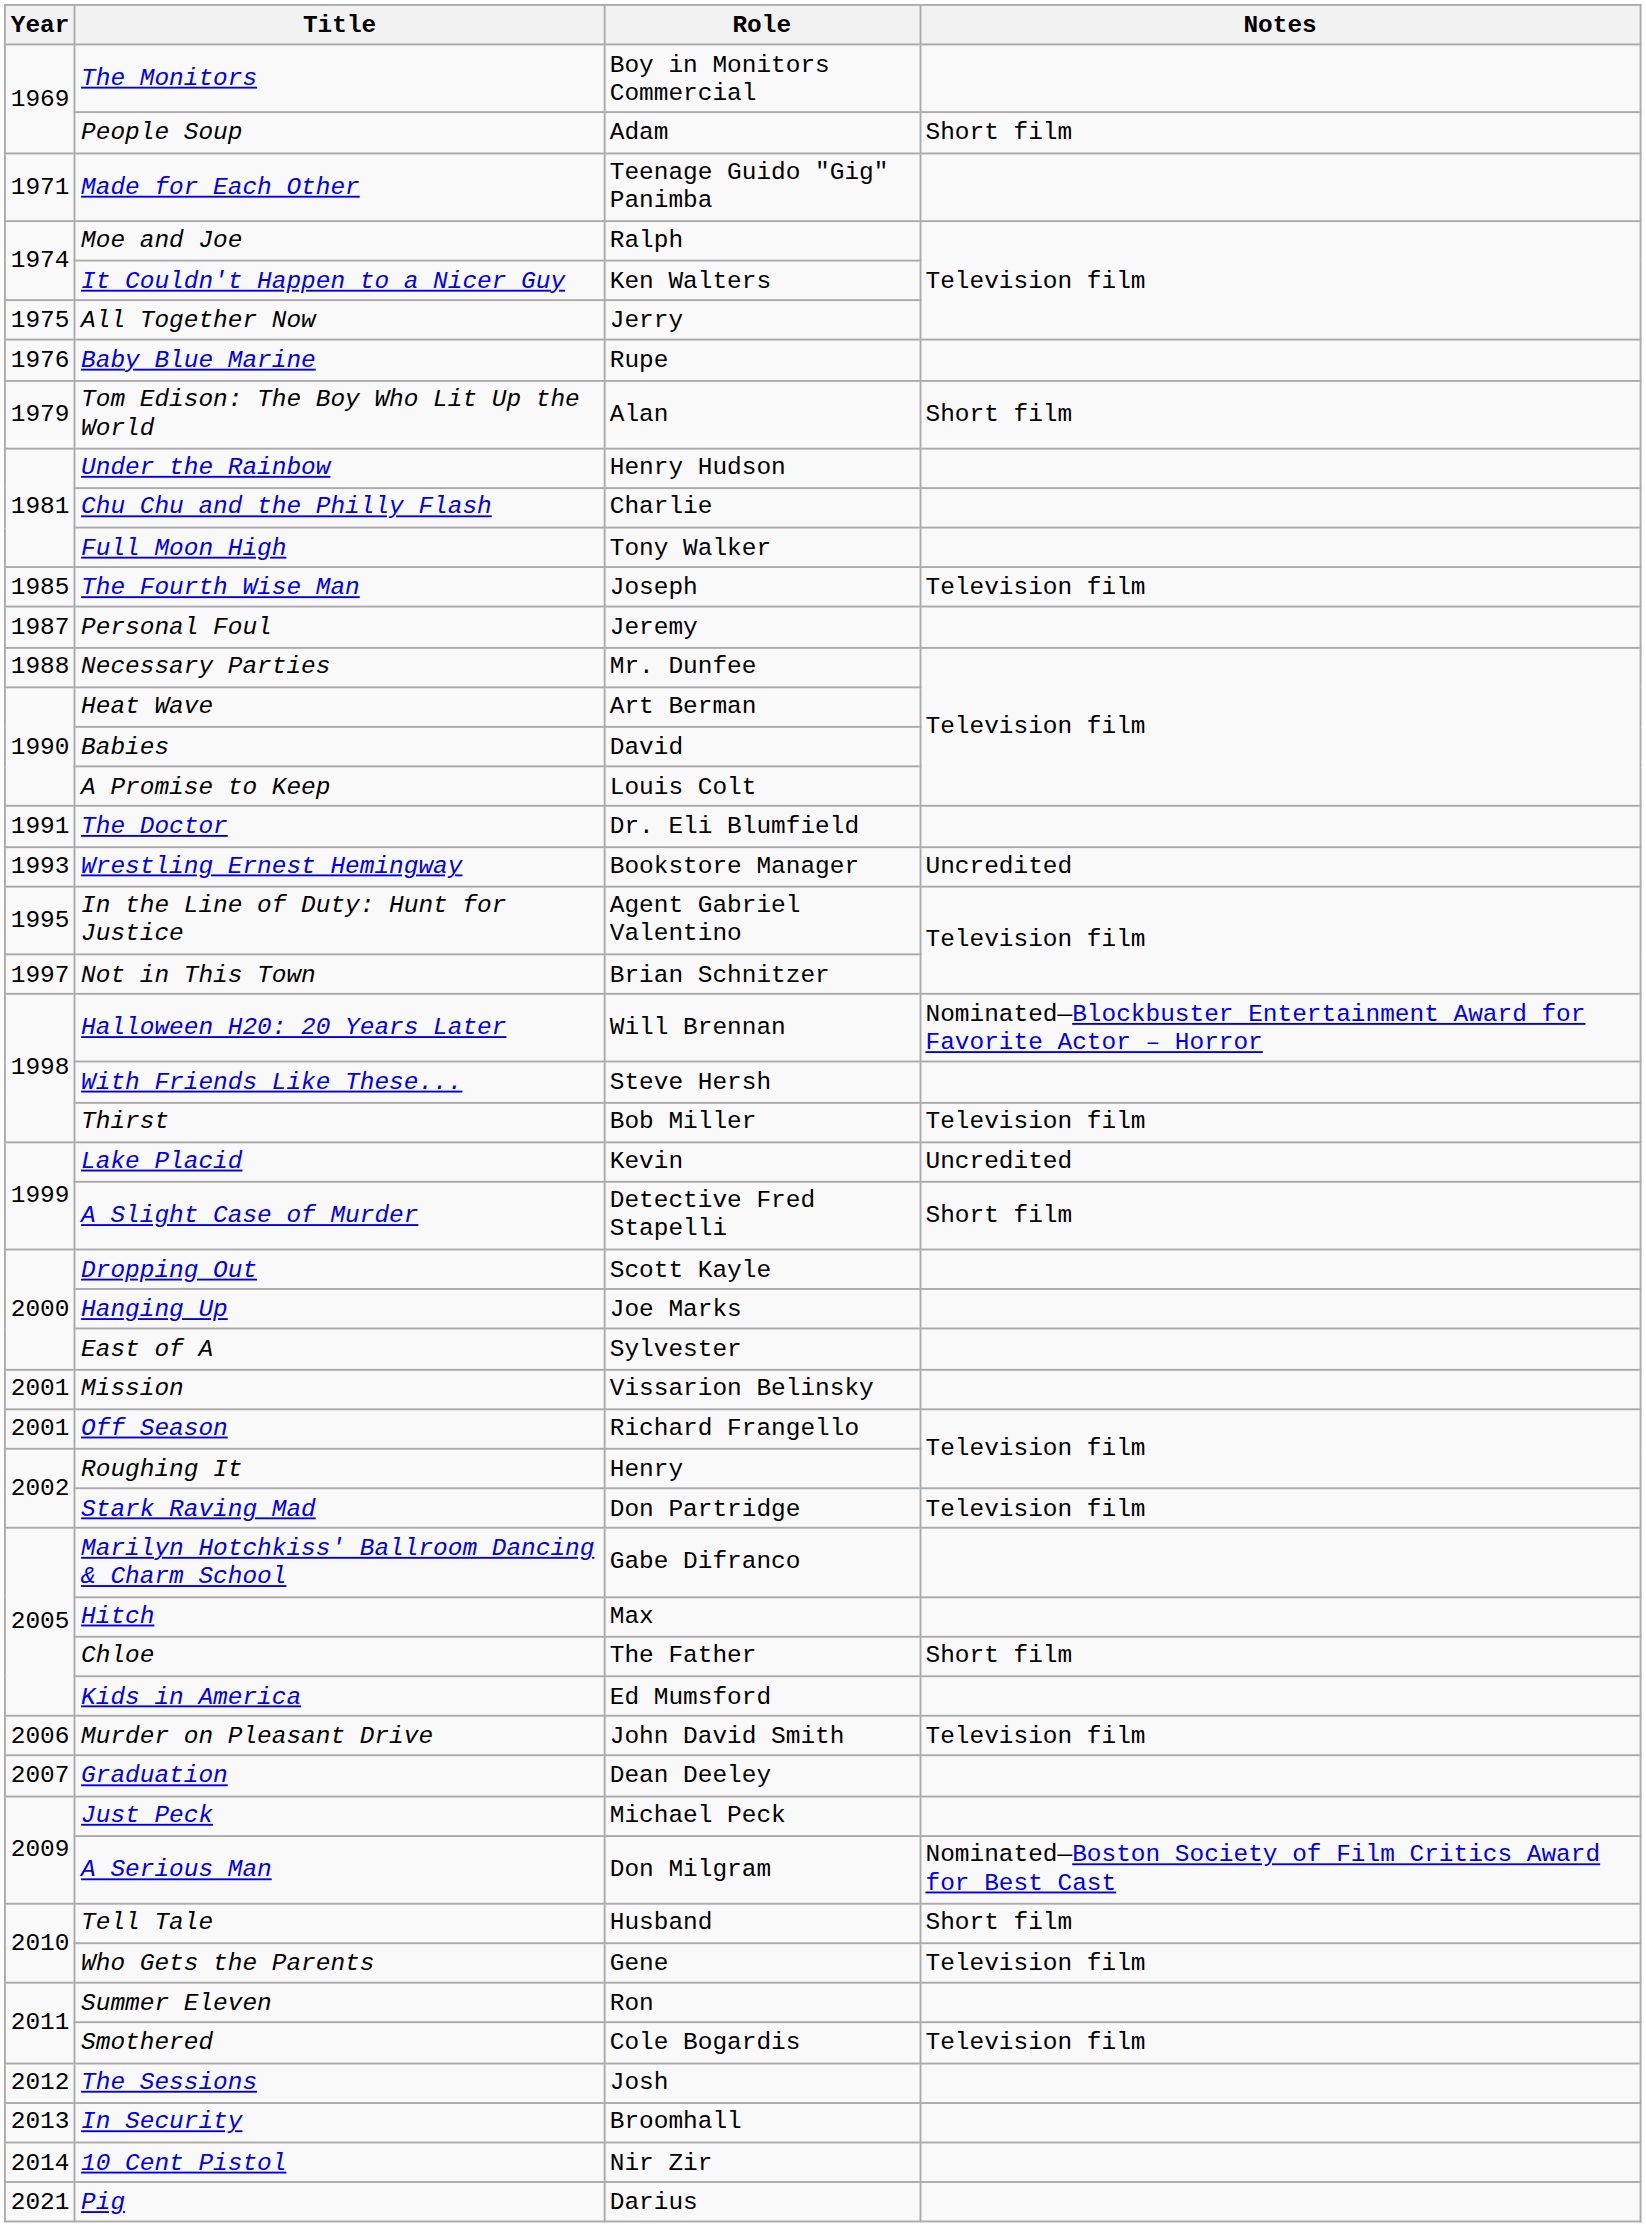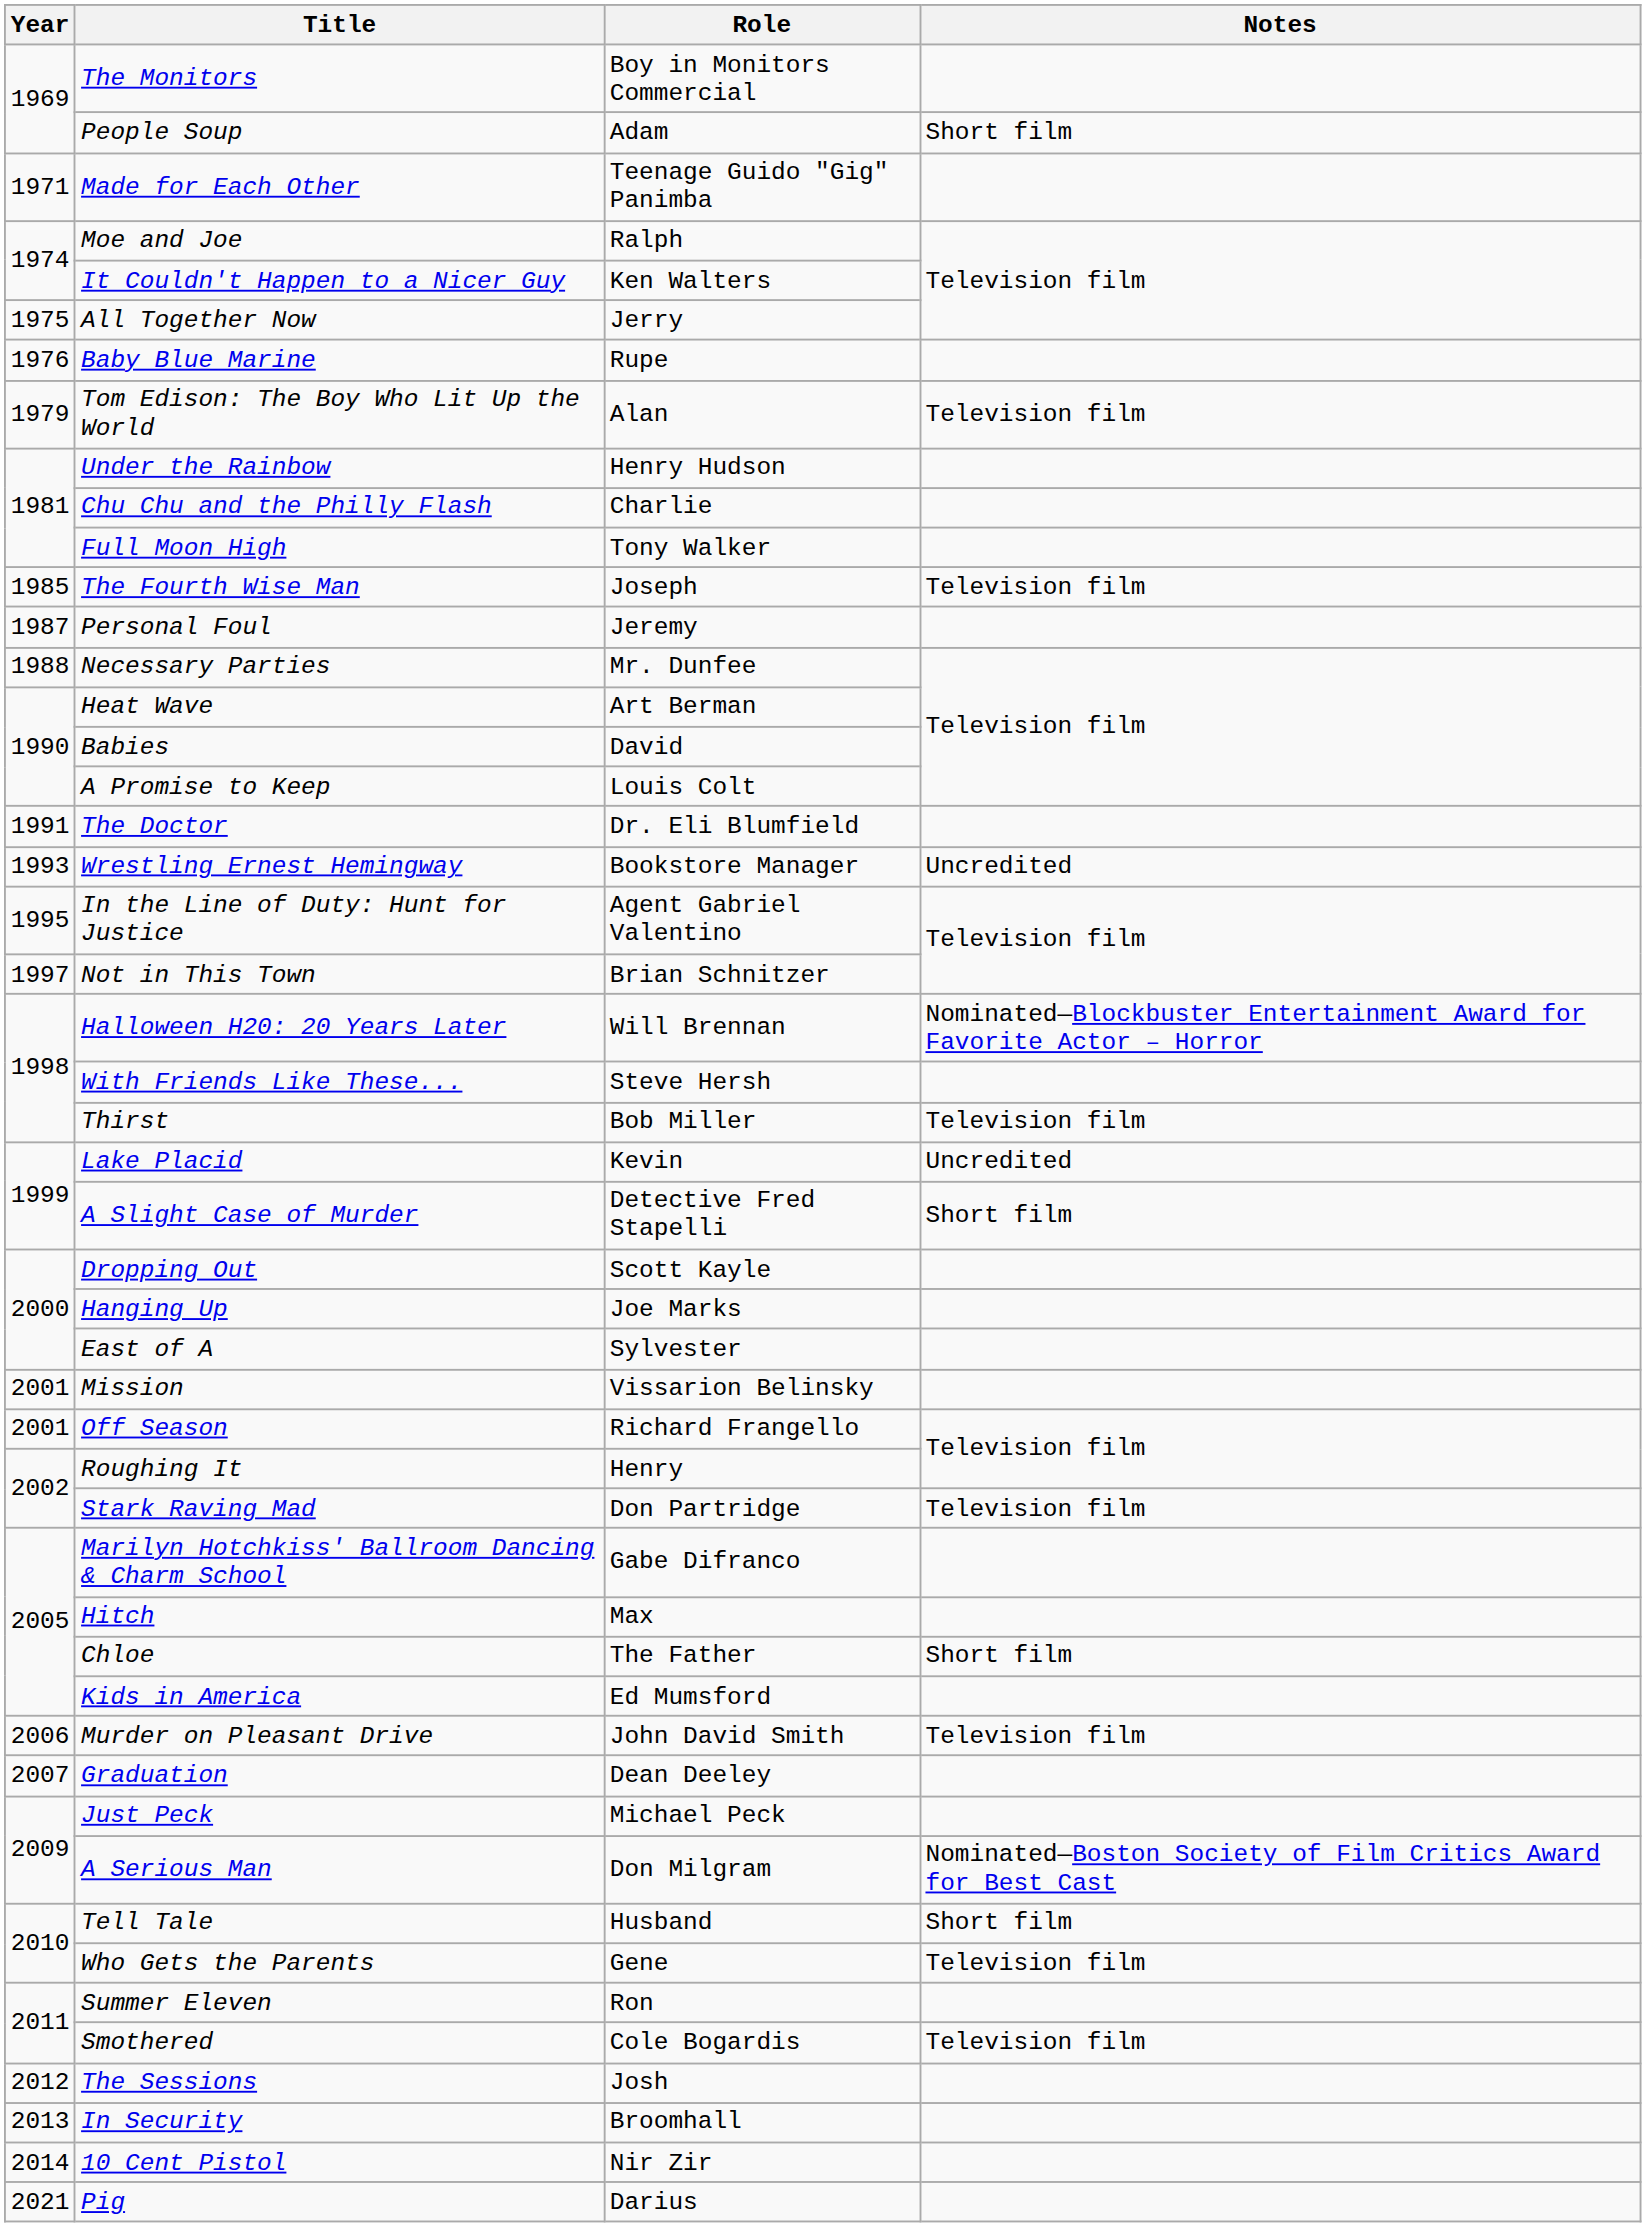(999, 414) Short film -> (1035, 414) Television film
